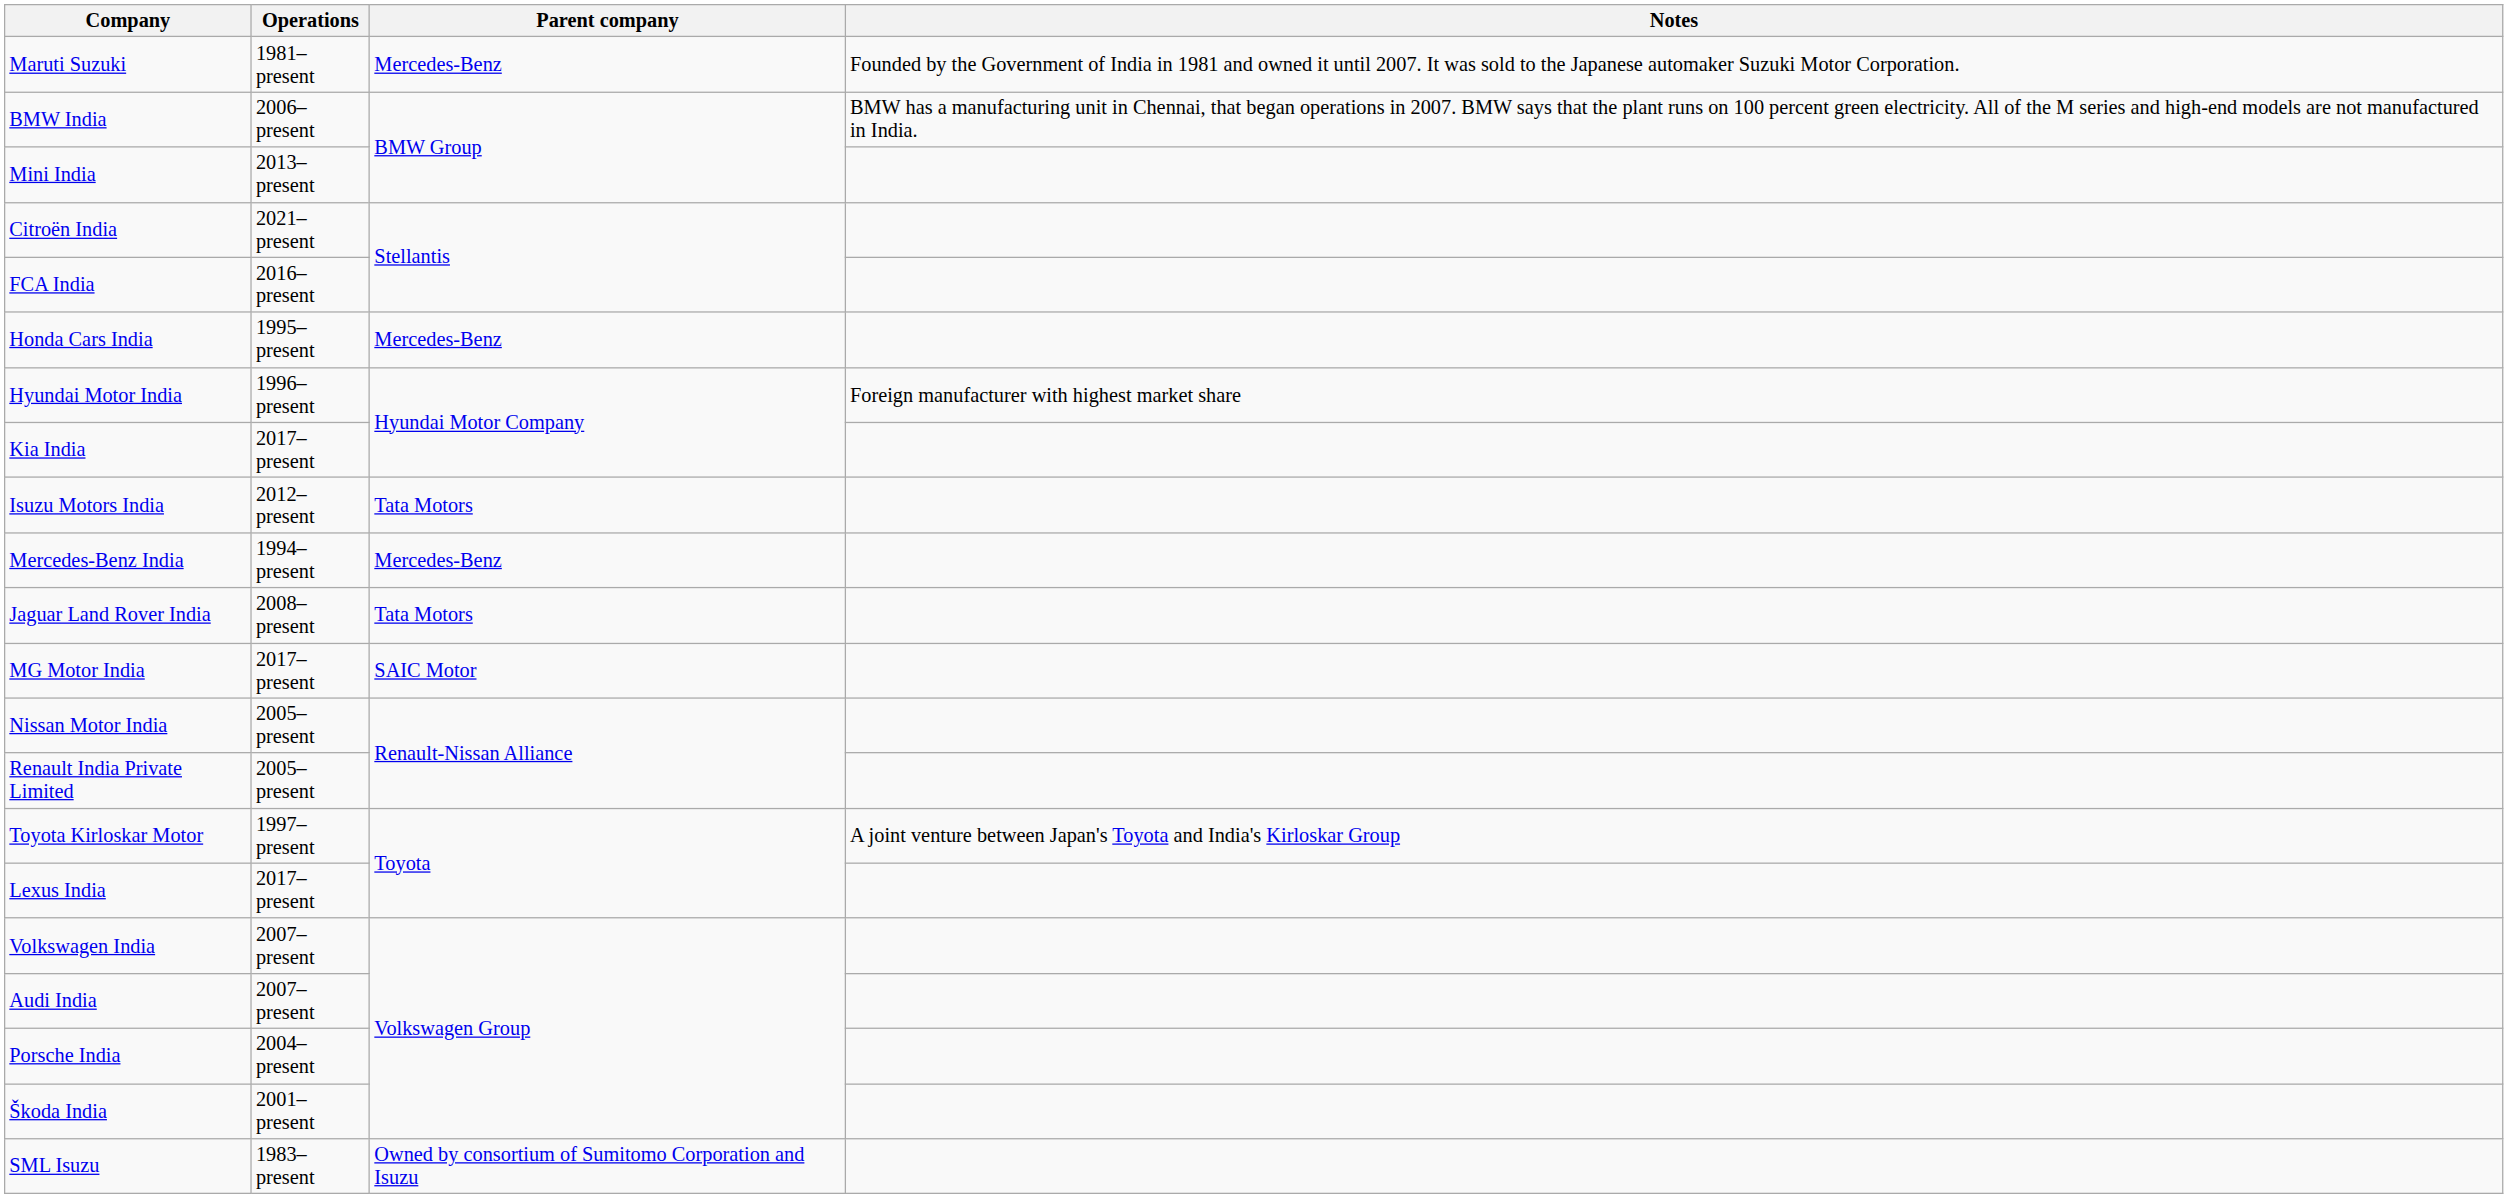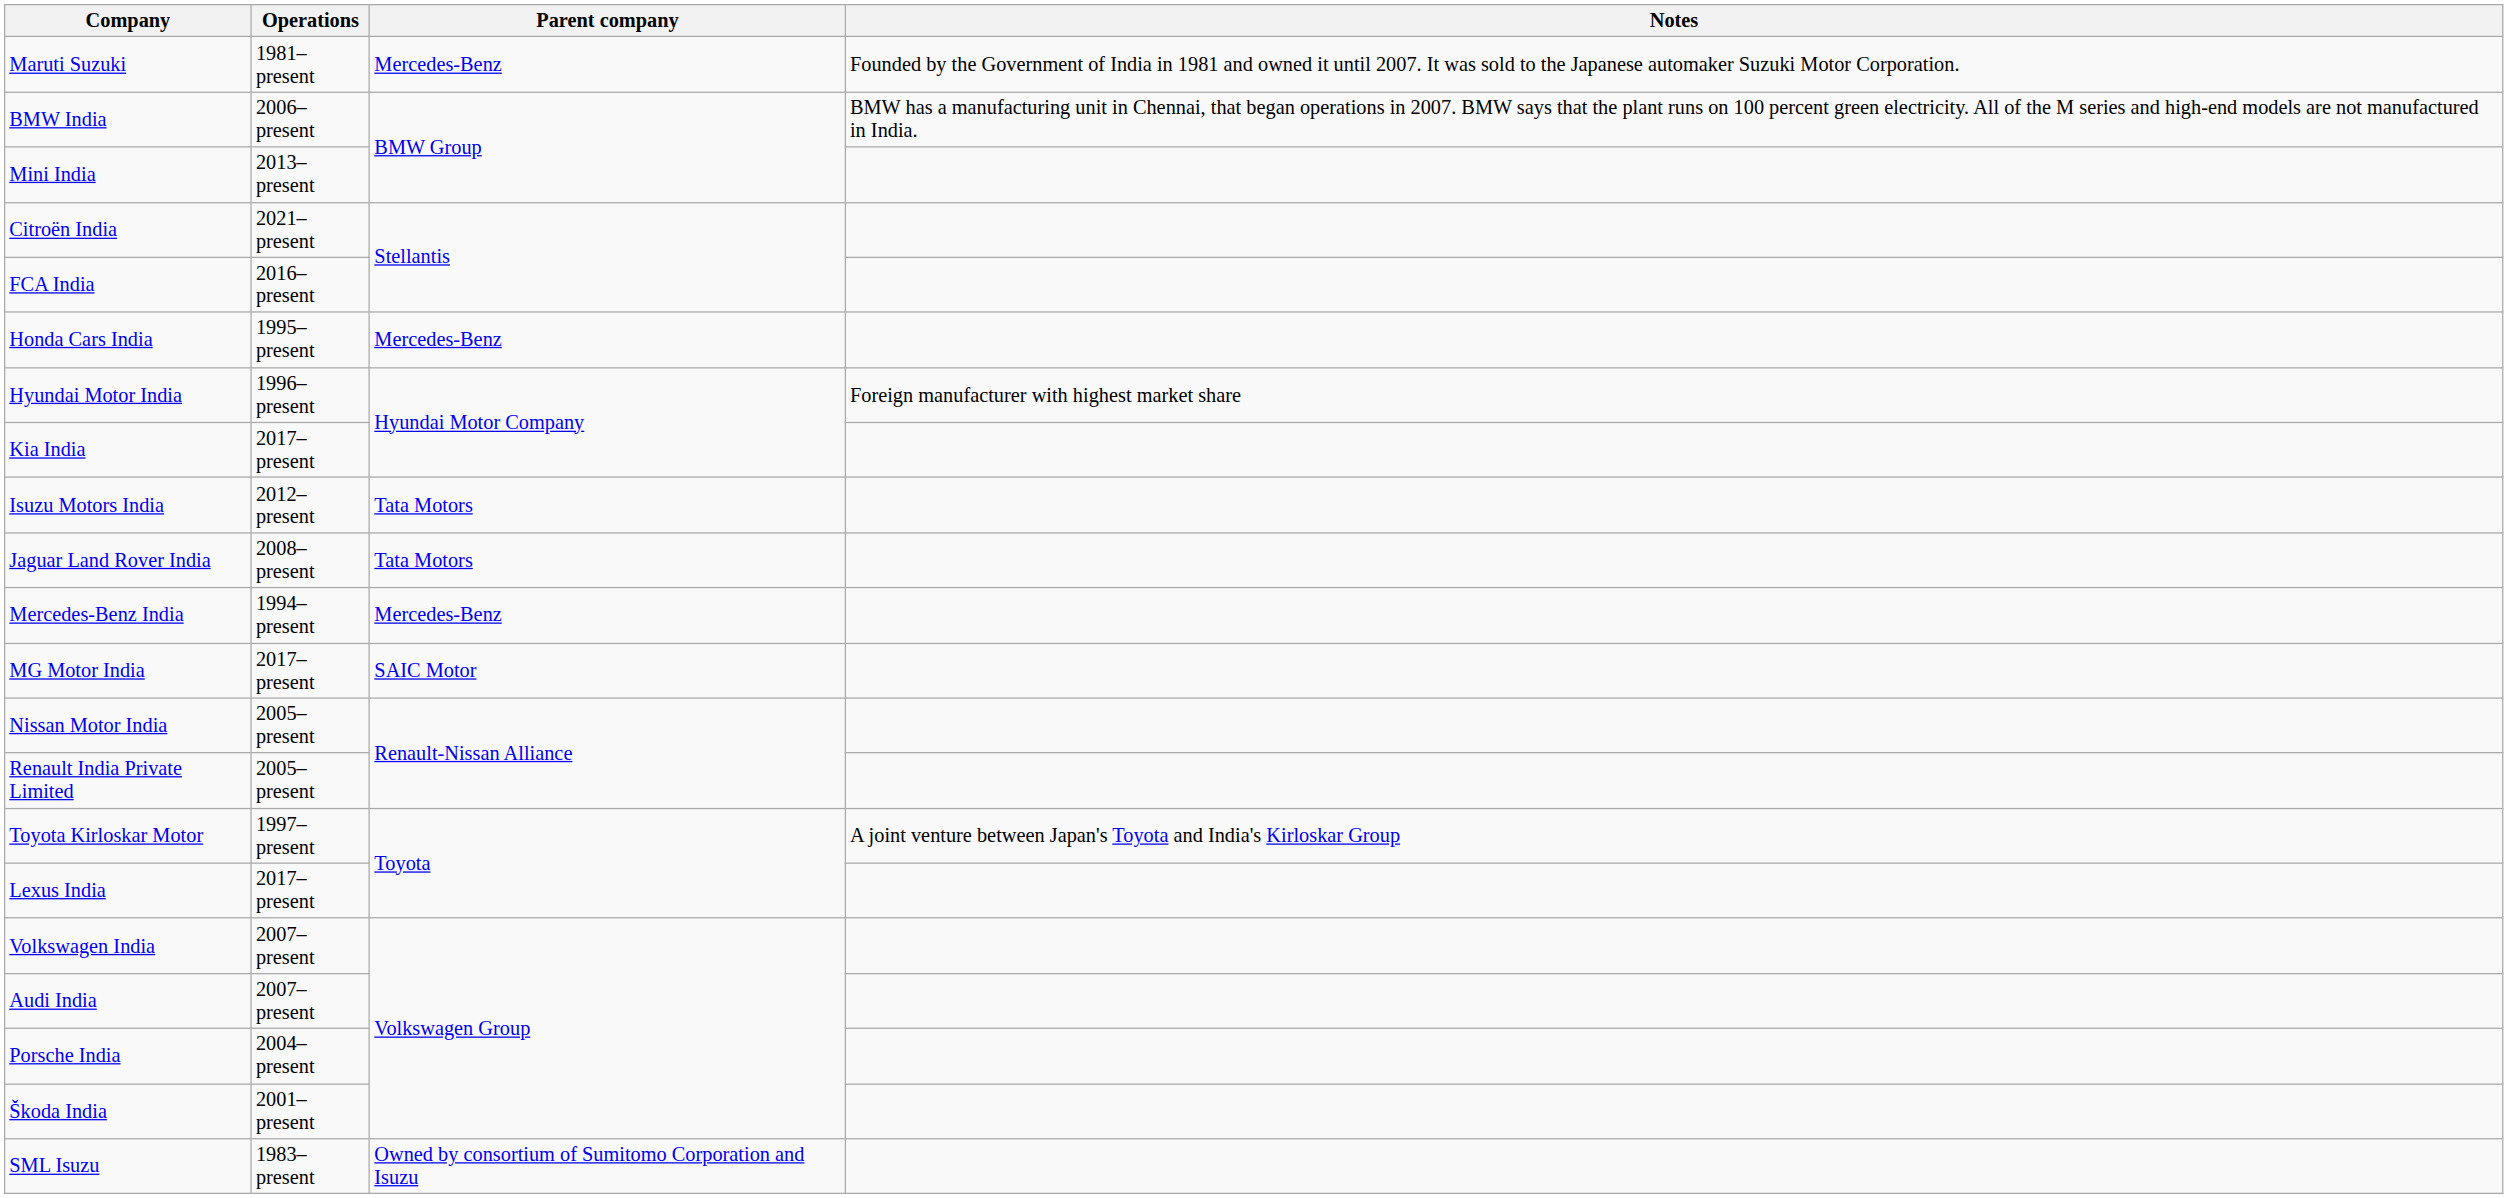rows swapped: (110, 615) <-> (96, 560)
